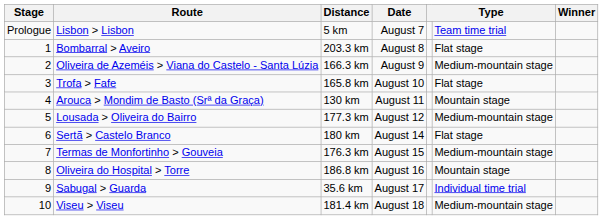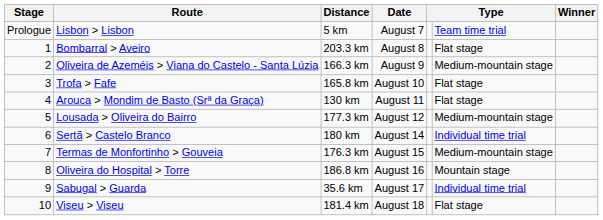(472, 100) Mountain stage -> (459, 100) Flat stage
(459, 135) Flat stage -> (480, 135) Individual time trial
(494, 205) Medium-mountain stage -> (459, 205) Flat stage
